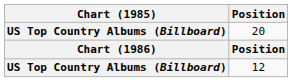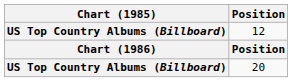rows swapped: (258, 67) <-> (258, 31)
